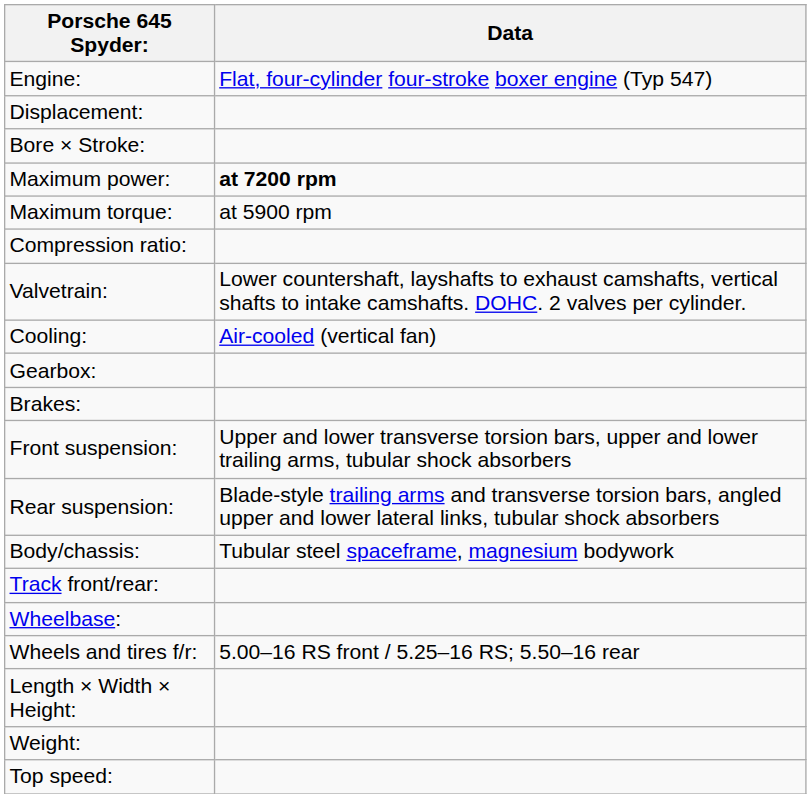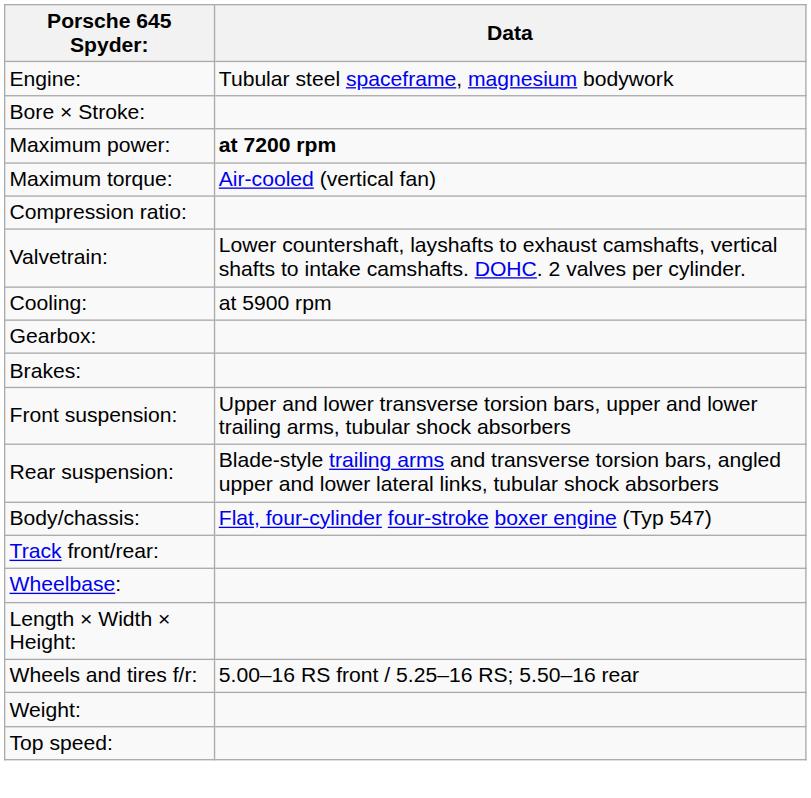(466, 78) Flat, four-cylinder four-stroke boxer engine (Typ 547) -> (446, 78) Tubular steel spaceframe, magnesium bodywork
- row: (76, 111)
(276, 212) at 5900 rpm -> (327, 178) Air-cooled (vertical fan)
(328, 336) Air-cooled (vertical fan) -> (275, 303) at 5900 rpm
(447, 551) Tubular steel spaceframe, magnesium bodywork -> (465, 518) Flat, four-cylinder four-stroke boxer engine (Typ 547)
rows swapped: (103, 652) <-> (90, 697)
